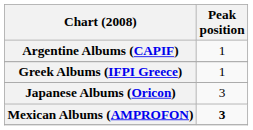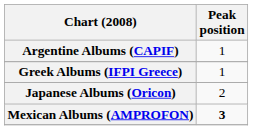(222, 93) 3 -> (222, 93) 2
